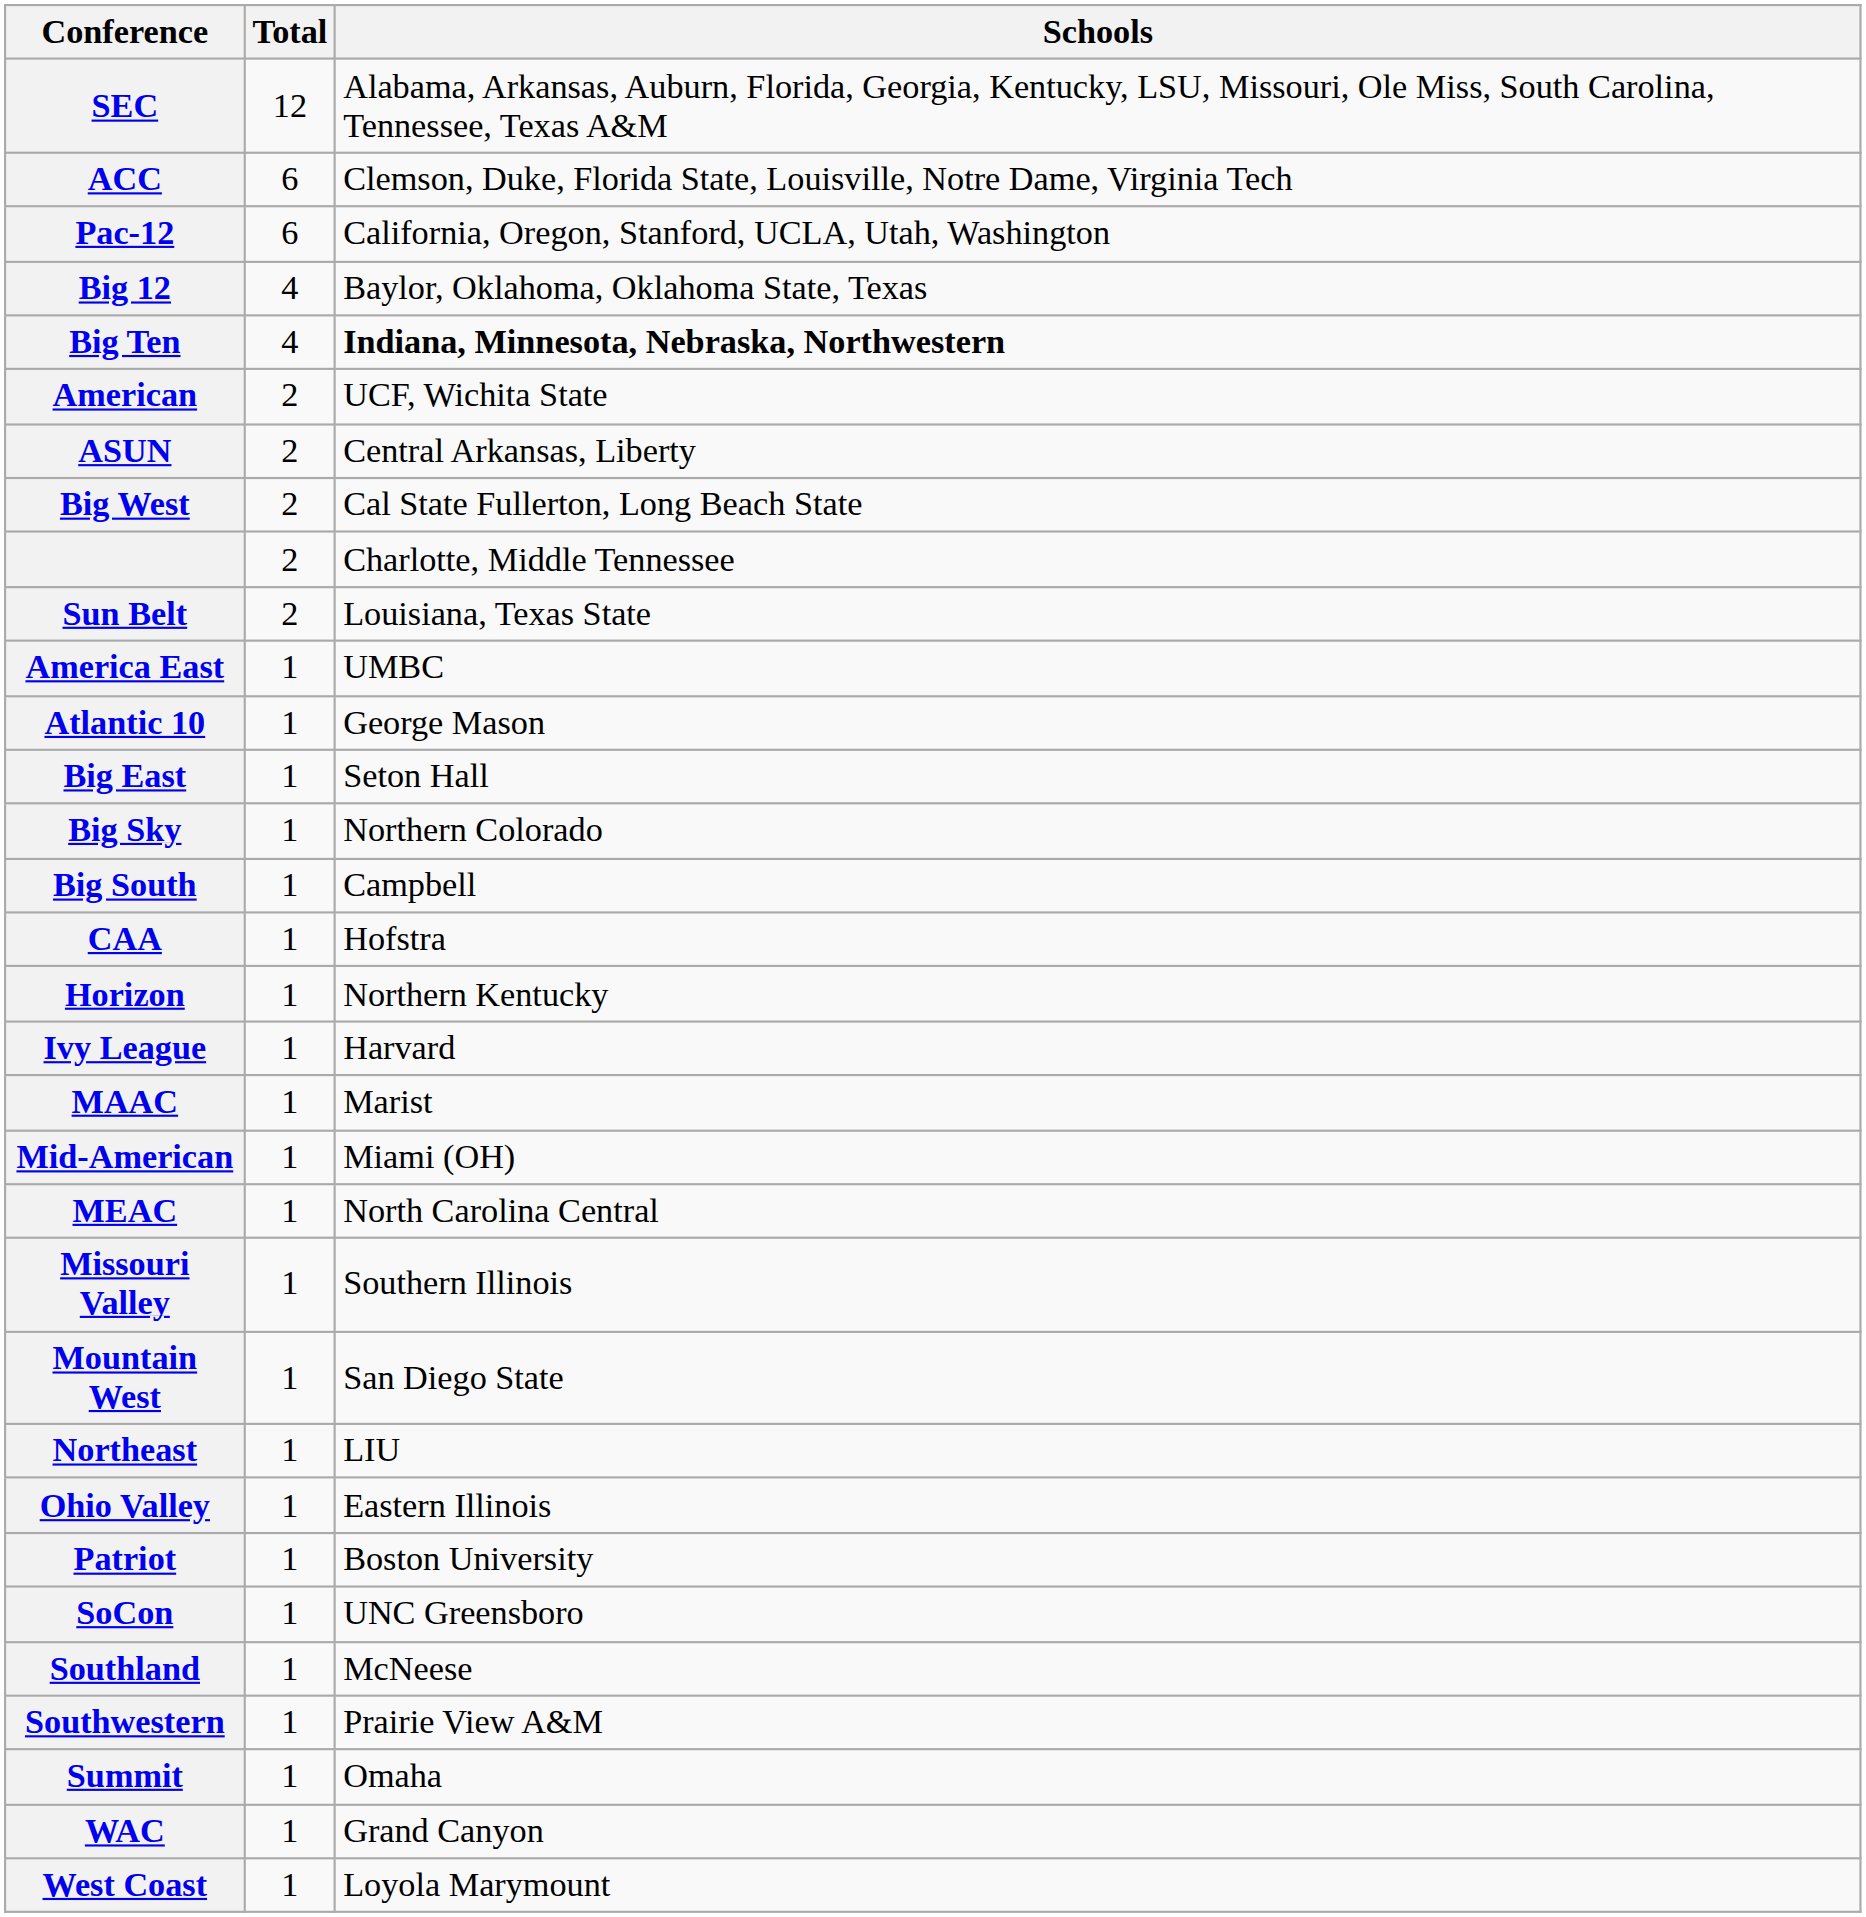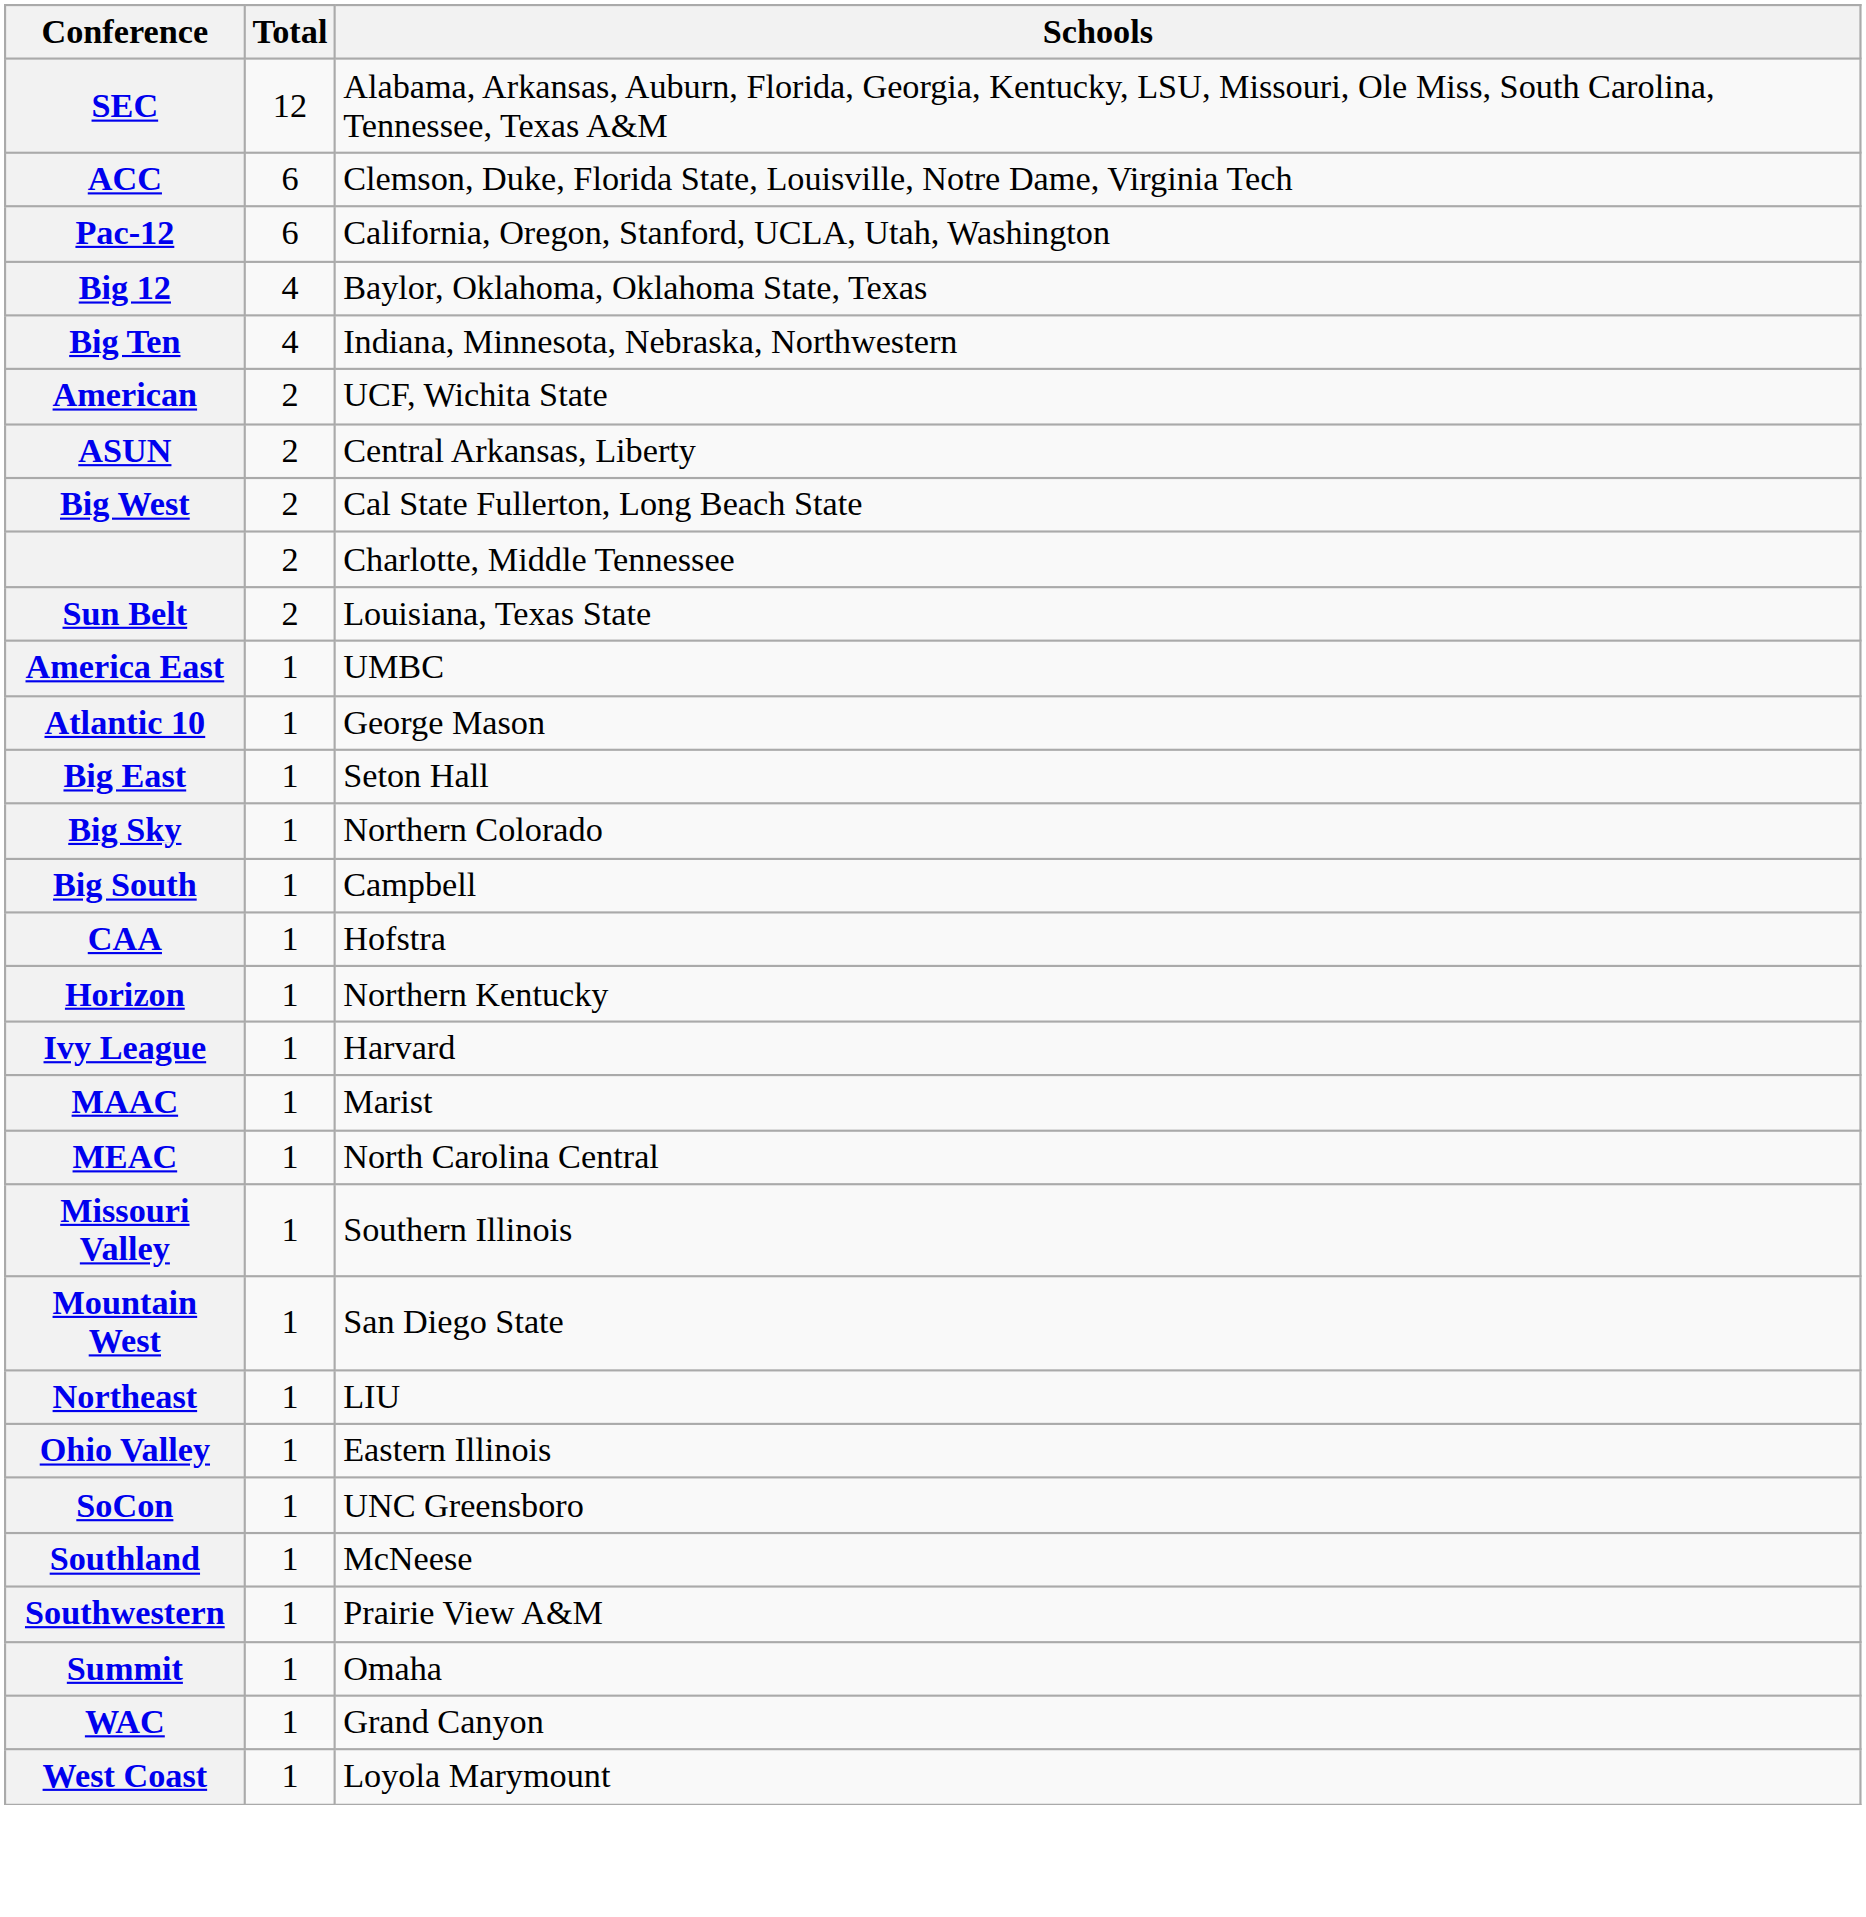(674, 341) bold -> (650, 341) normal
- row: (125, 1156)
- row: (125, 1559)
